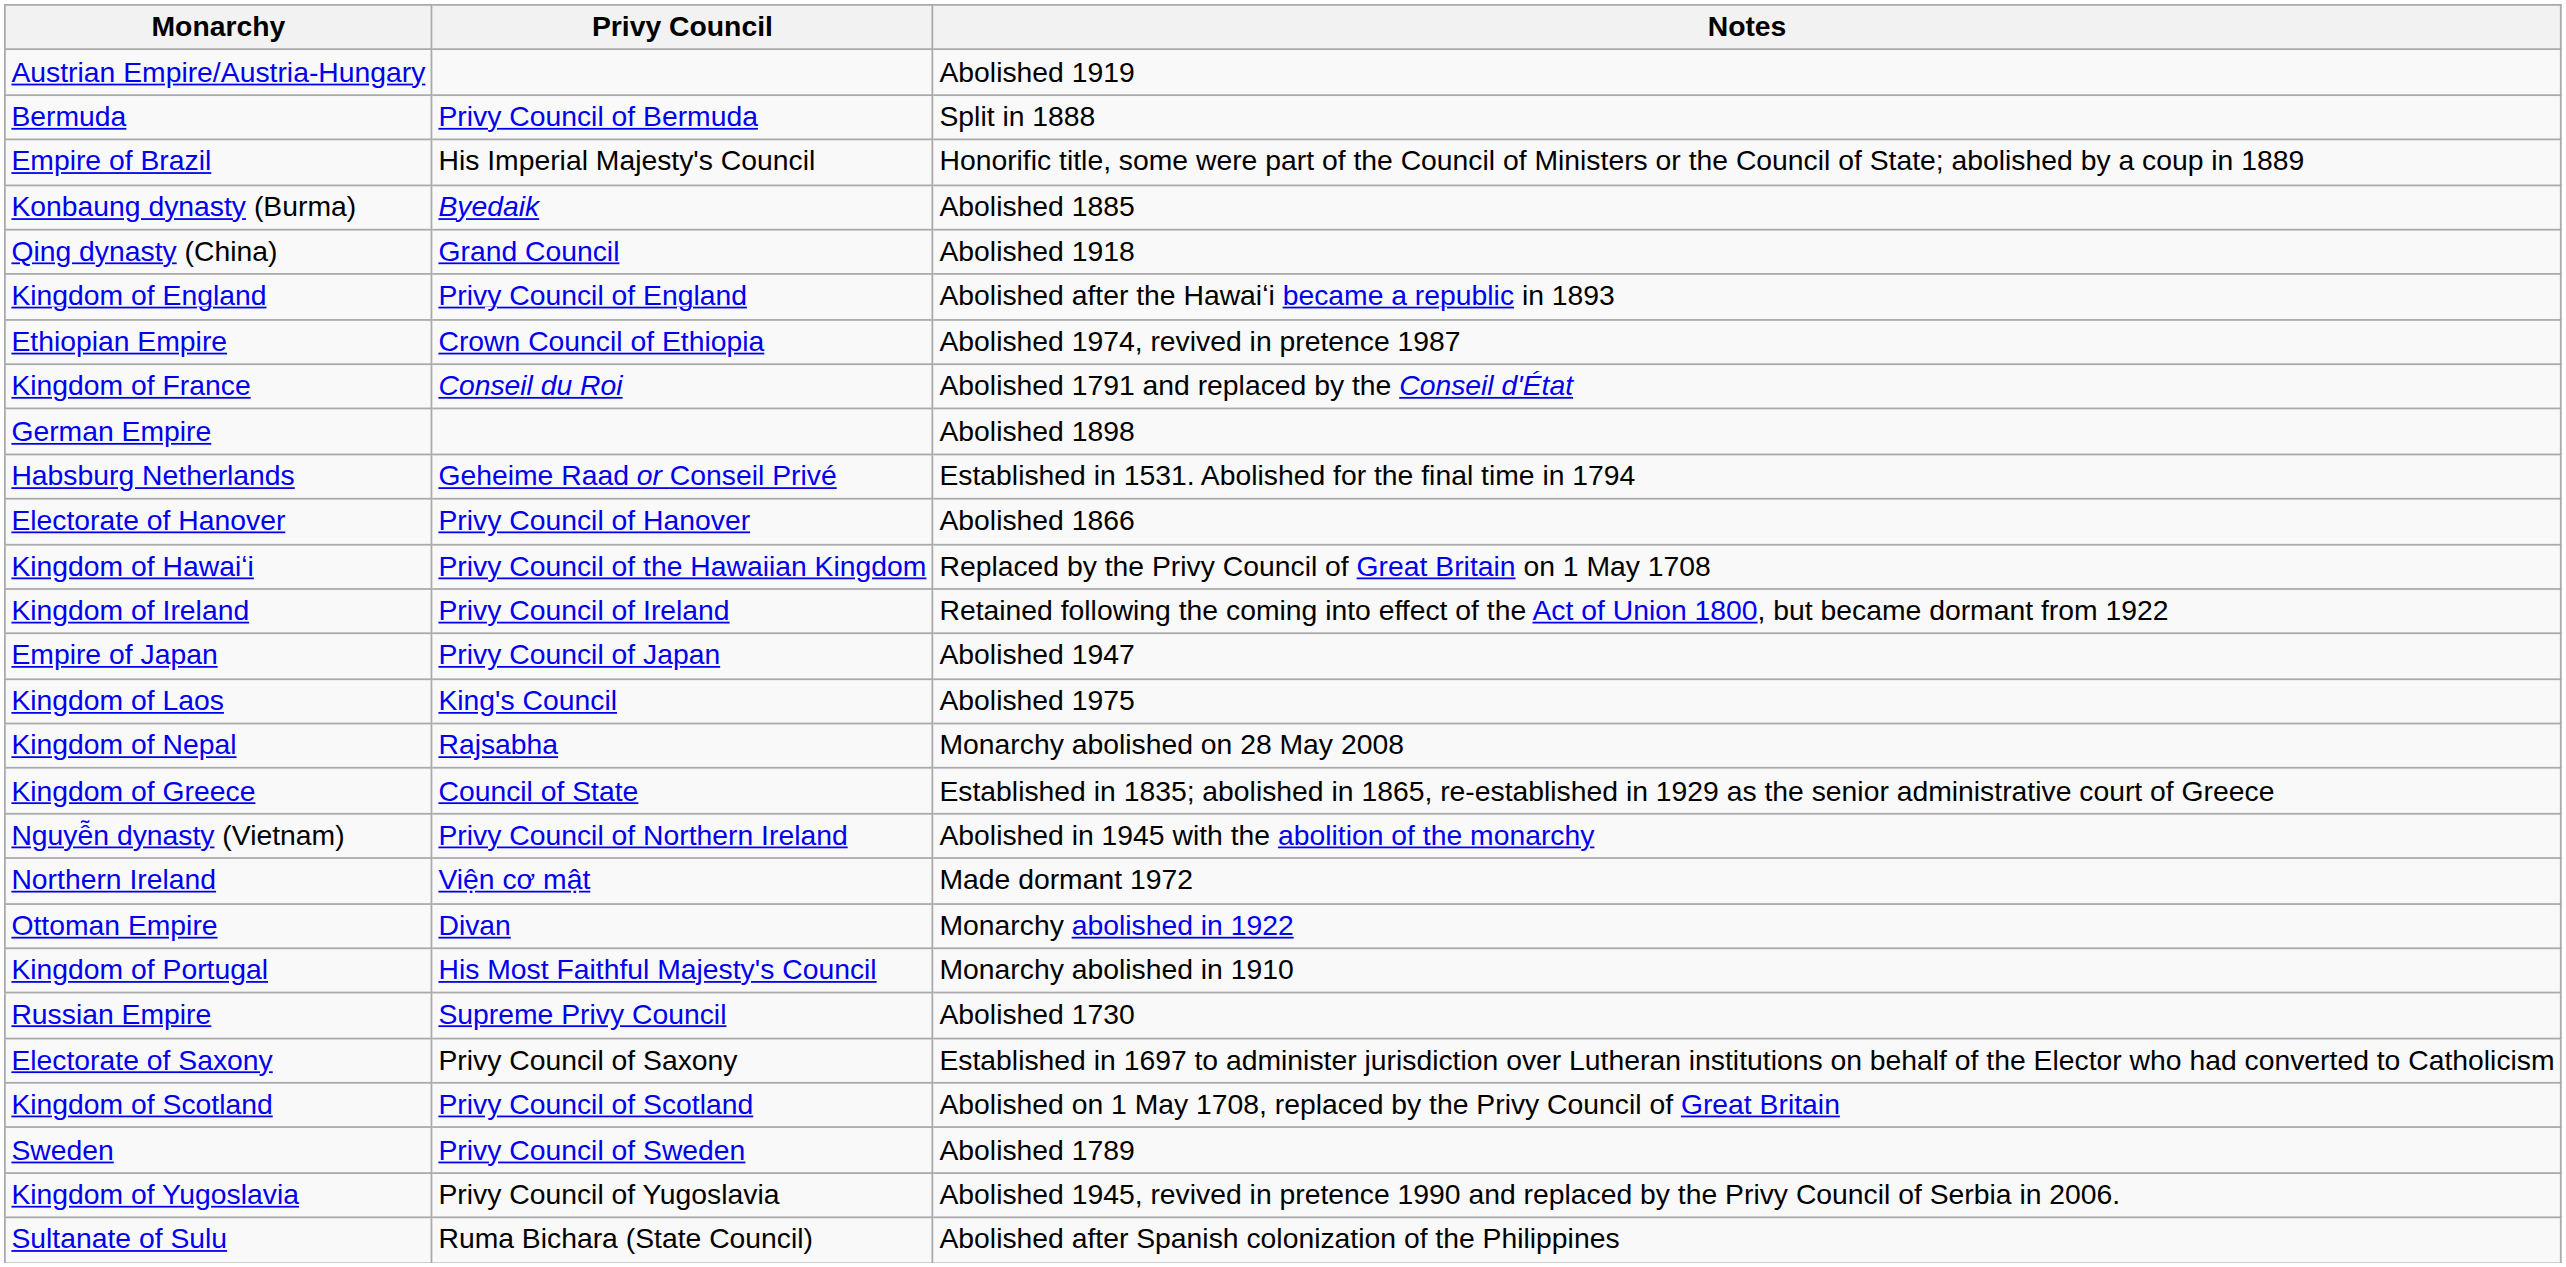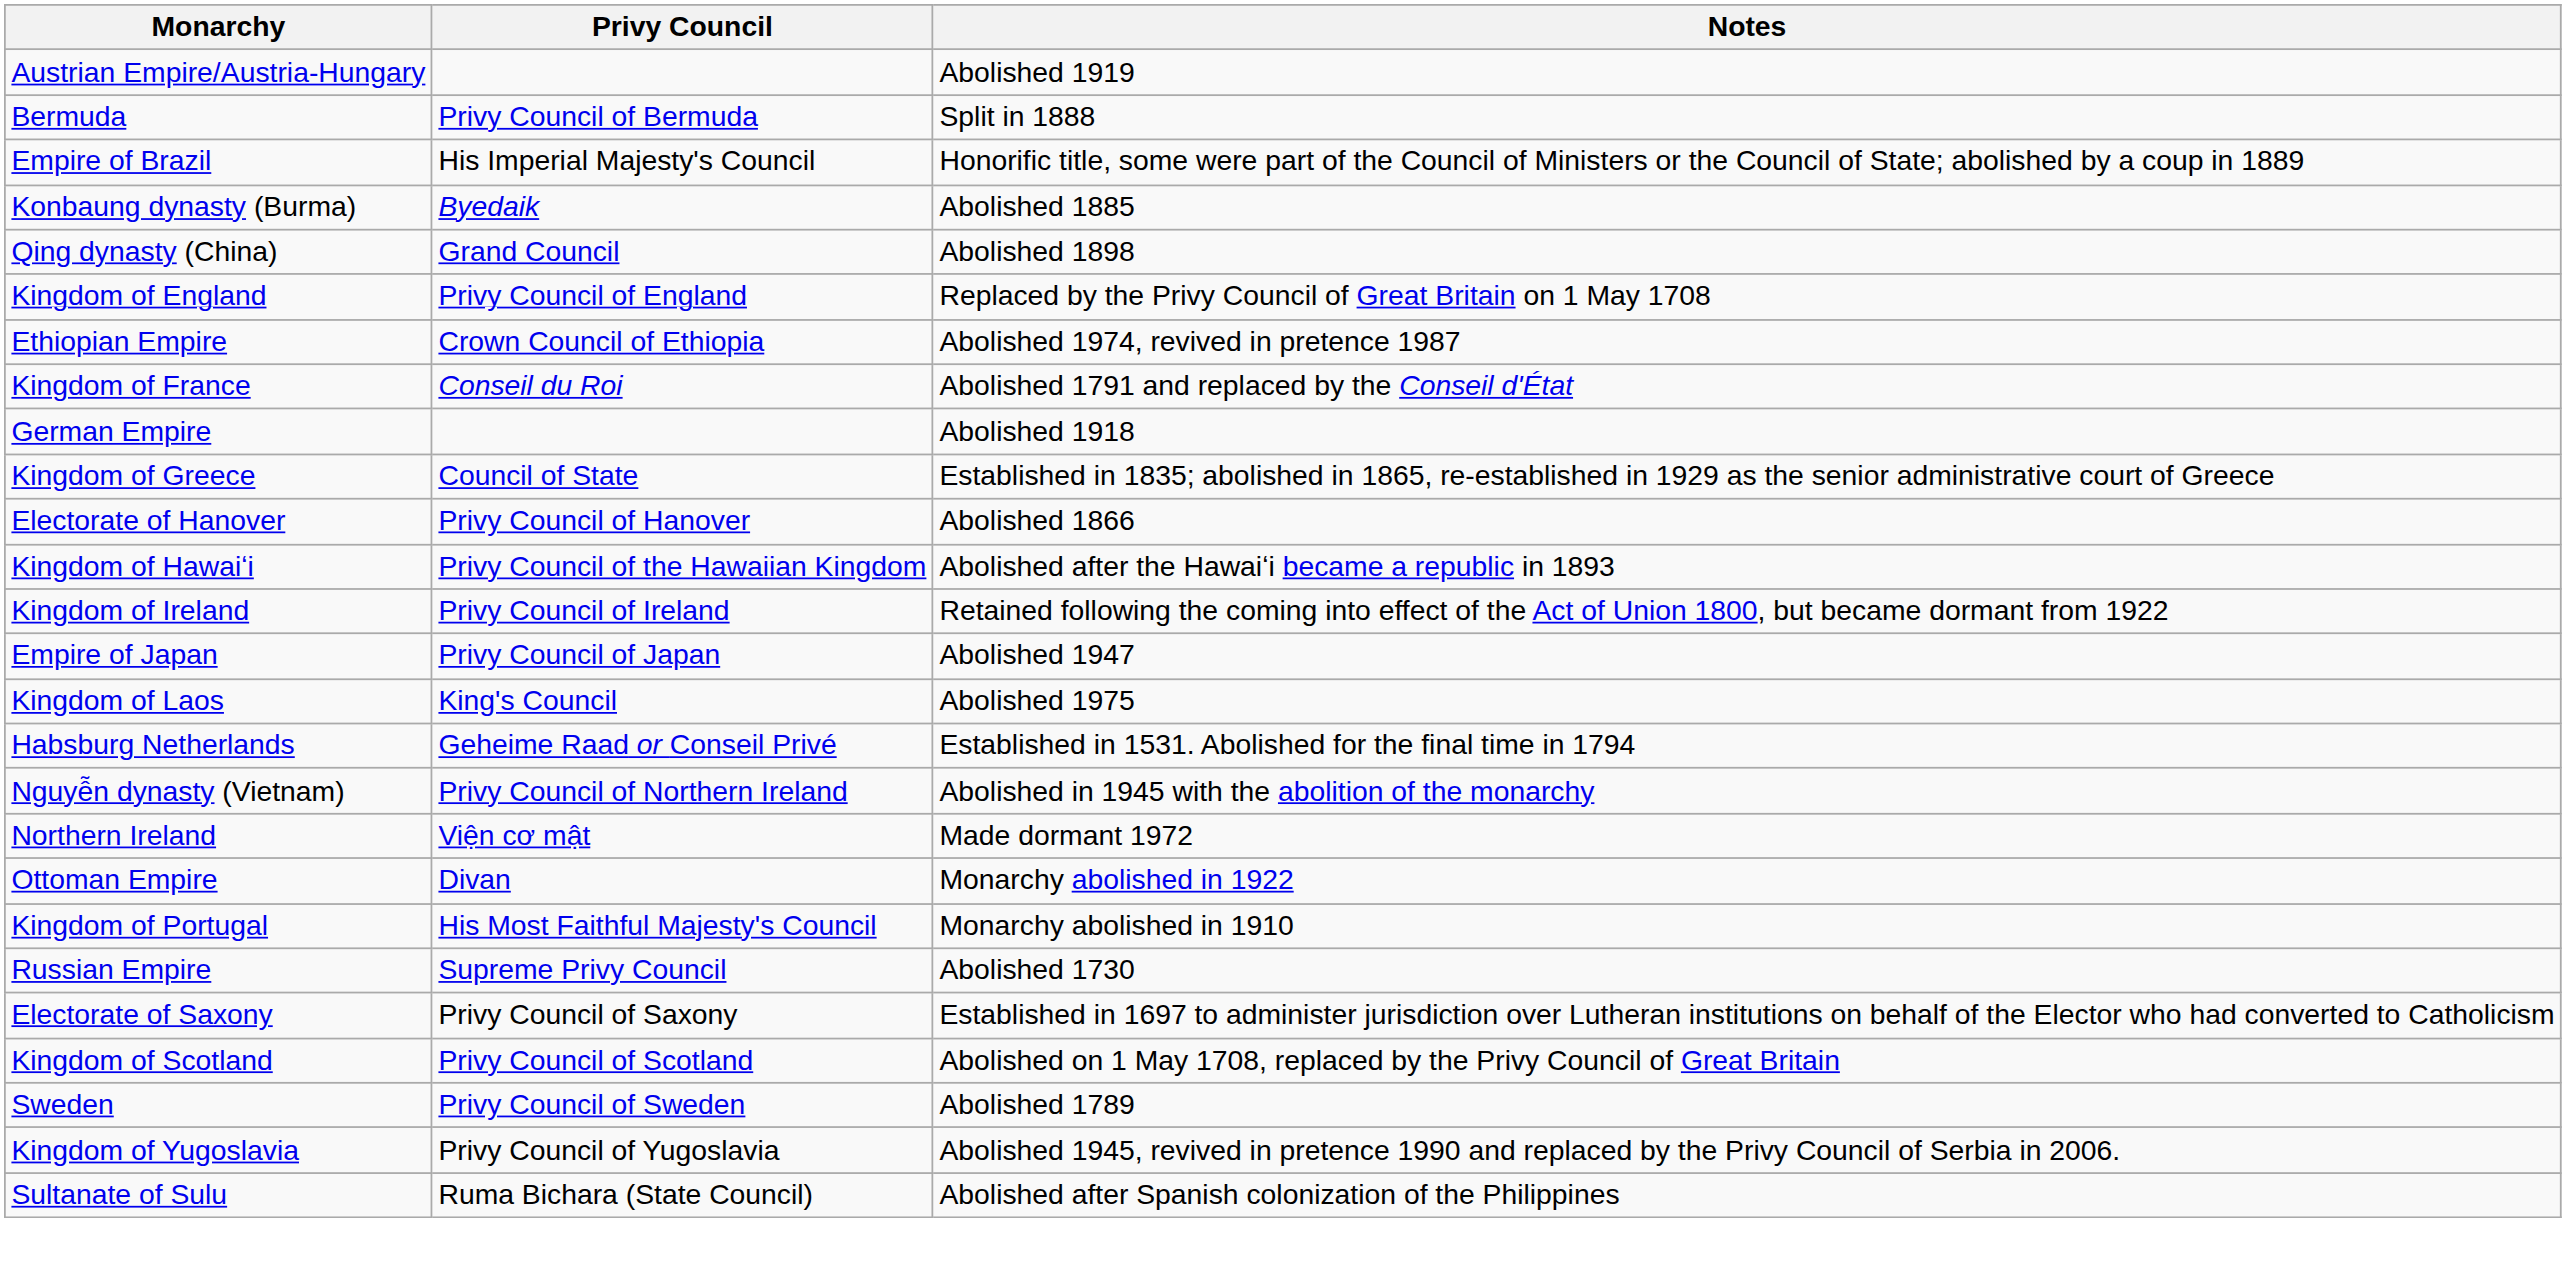(1037, 251) Abolished 1918 -> (1037, 251) Abolished 1898
(1277, 296) Abolished after the Hawaiʻi became a republic in 1893 -> (1325, 296) Replaced by the Privy Council of Great Britain on 1 May 1708
(1037, 431) Abolished 1898 -> (1037, 431) Abolished 1918
rows swapped: (133, 790) <-> (153, 476)
(1325, 565) Replaced by the Privy Council of Great Britain on 1 May 1708 -> (1277, 565) Abolished after the Hawaiʻi became a republic in 1893
- row: (124, 745)
